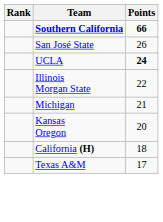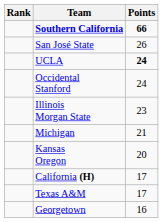+ row: (57, 83)
(142, 83) 22 -> (142, 111) 23
(142, 149) 18 -> (142, 177) 17
+ row: (61, 209)
